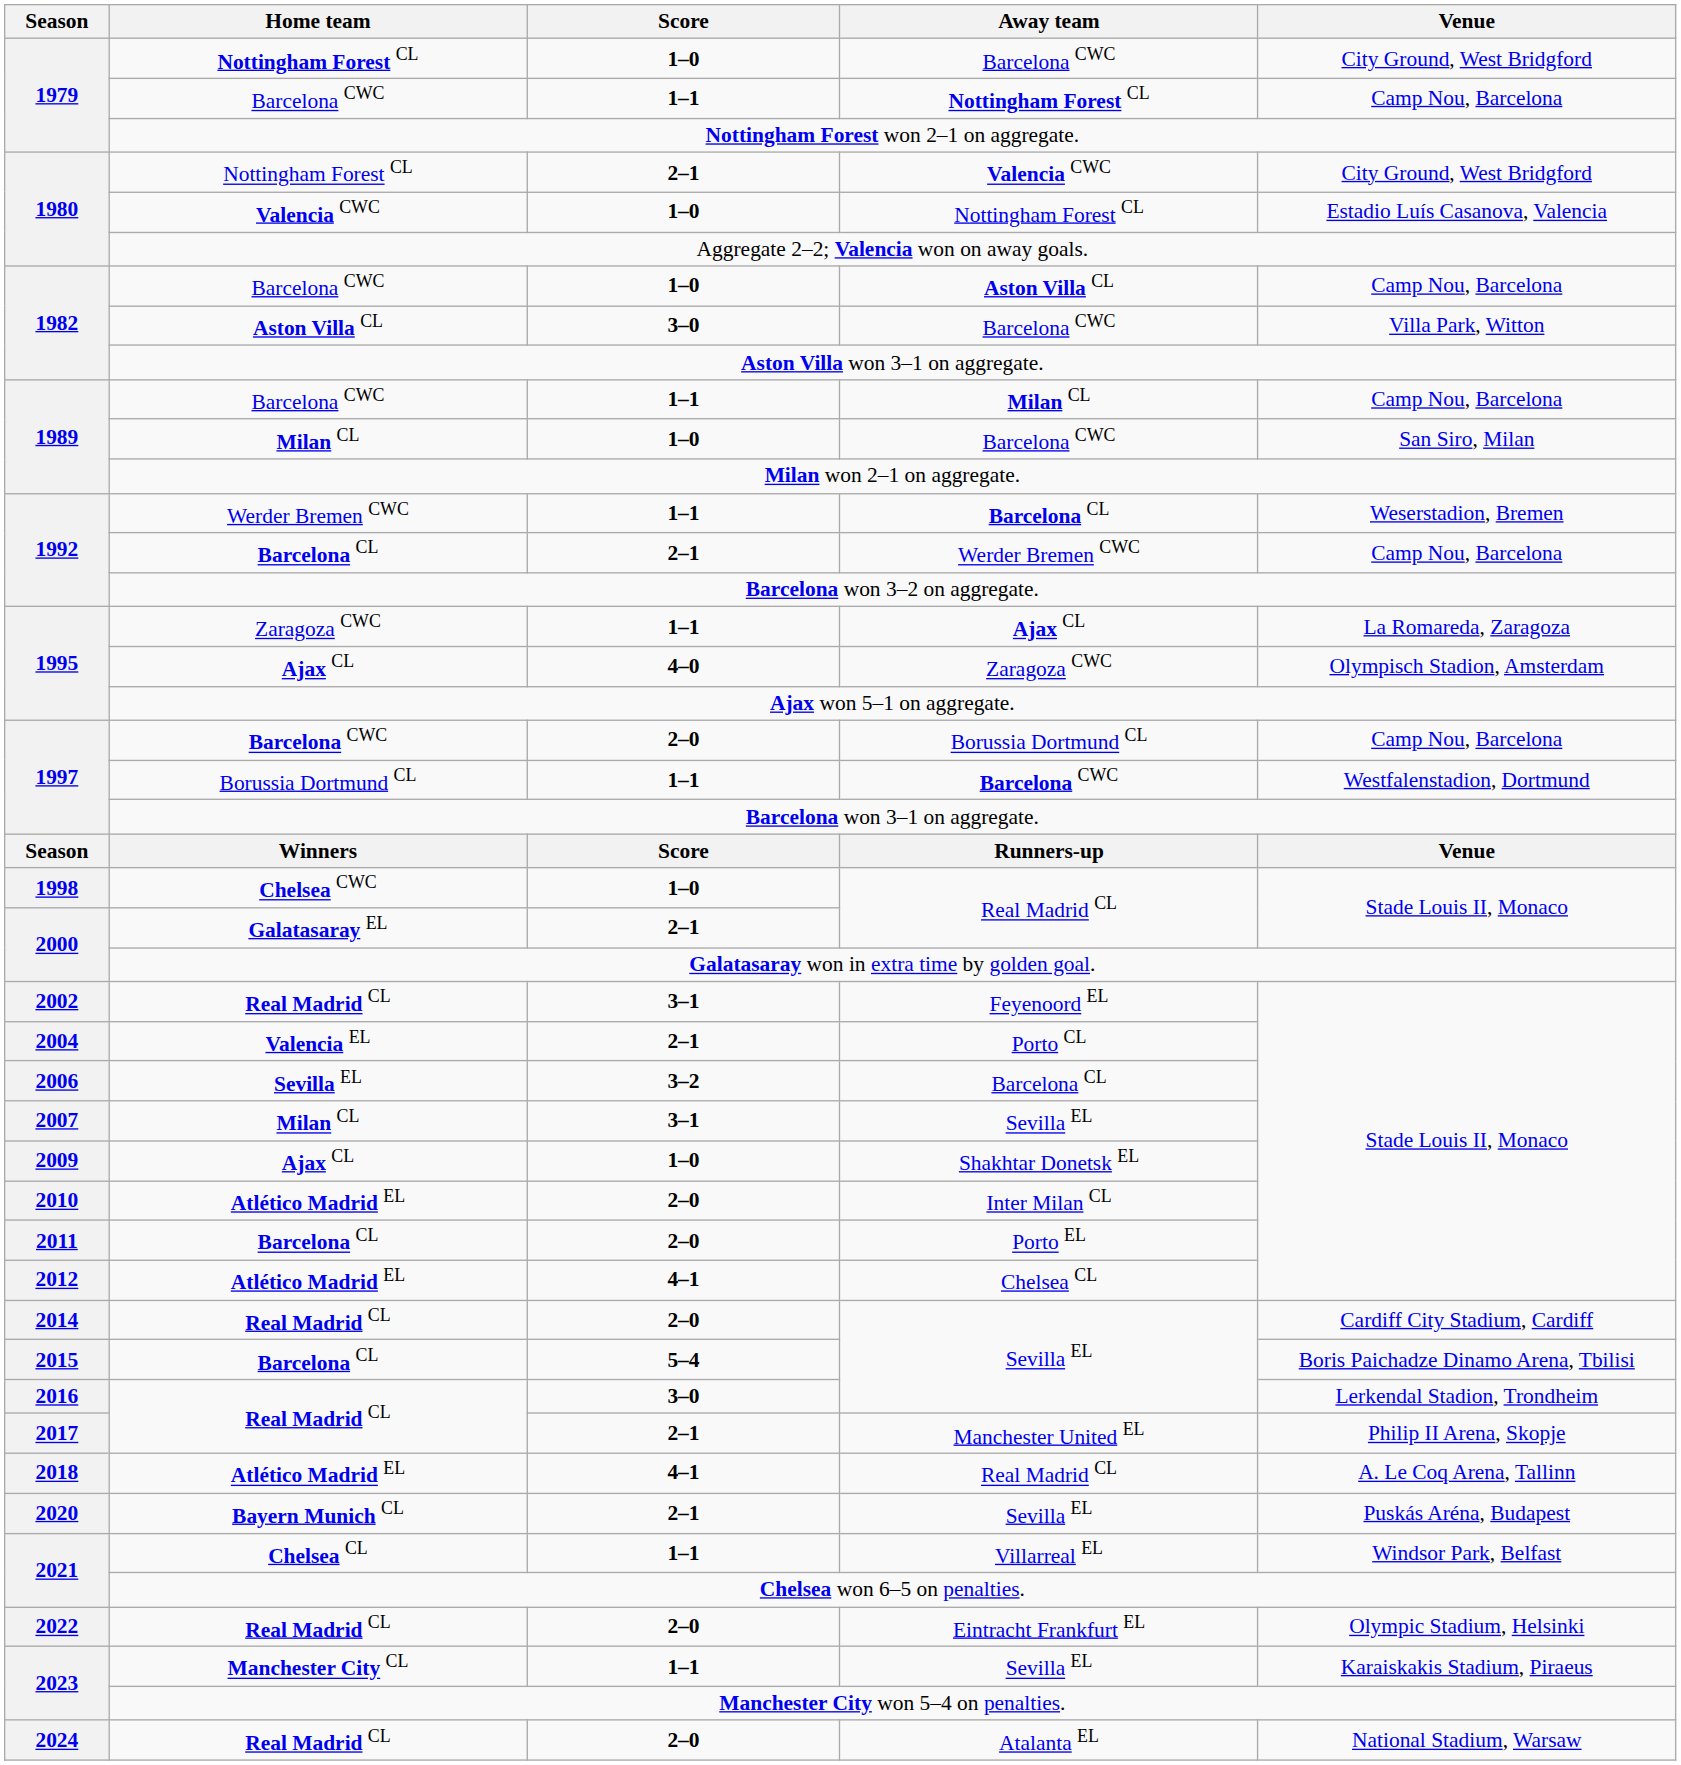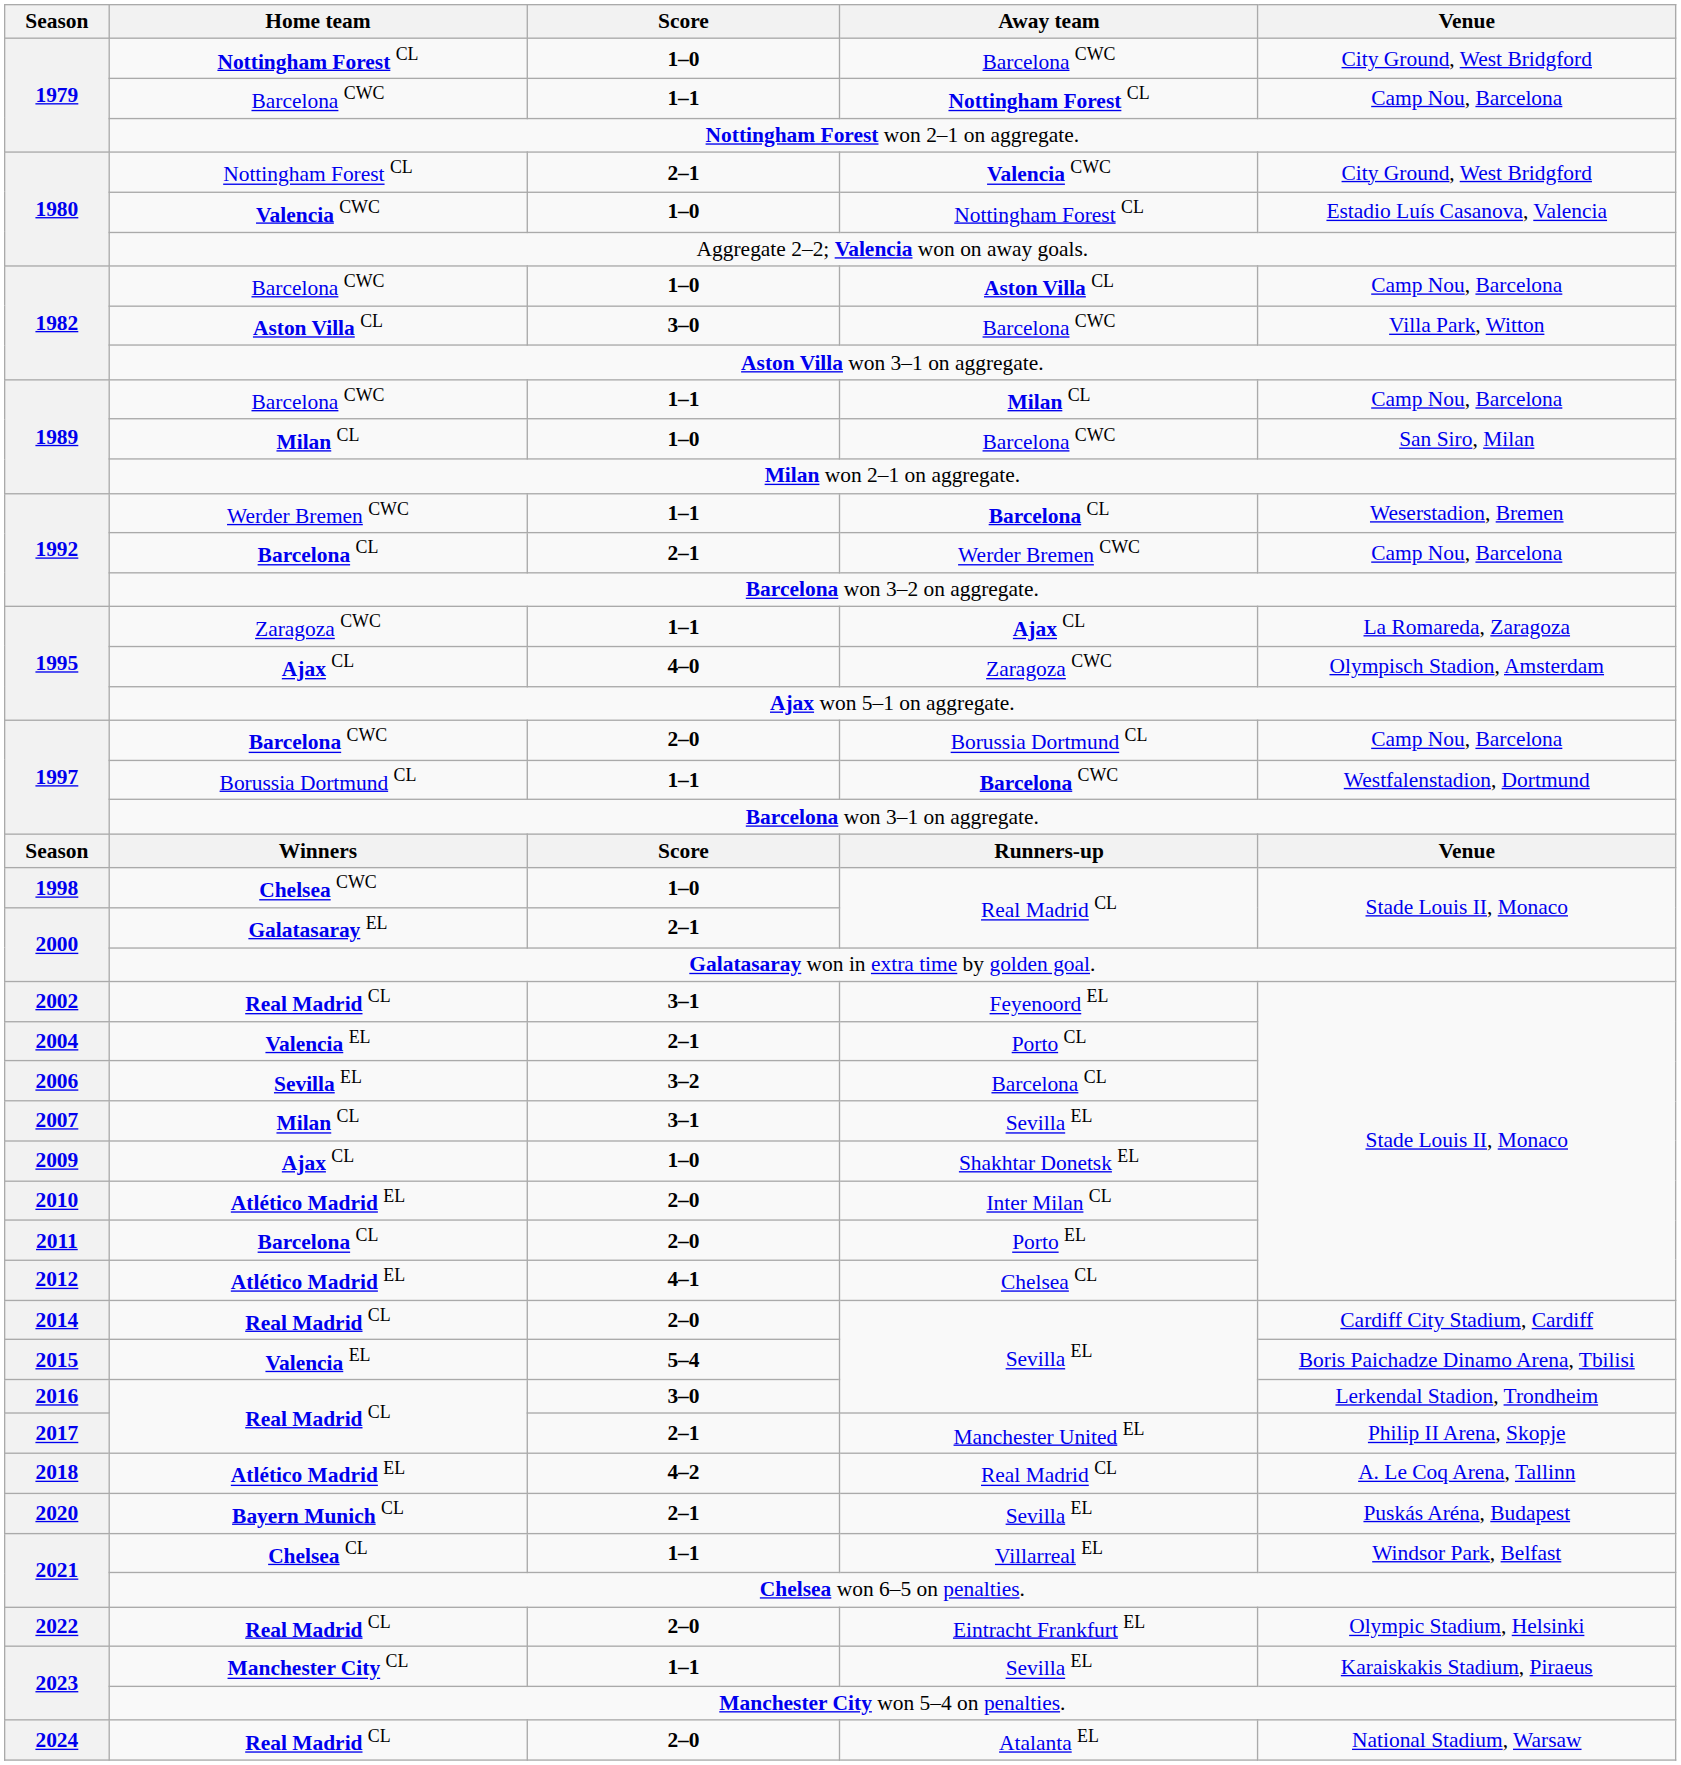(318, 1359) Barcelona CL -> (318, 1359) Valencia EL
(683, 1473) 4–1 -> (683, 1473) 4–2
